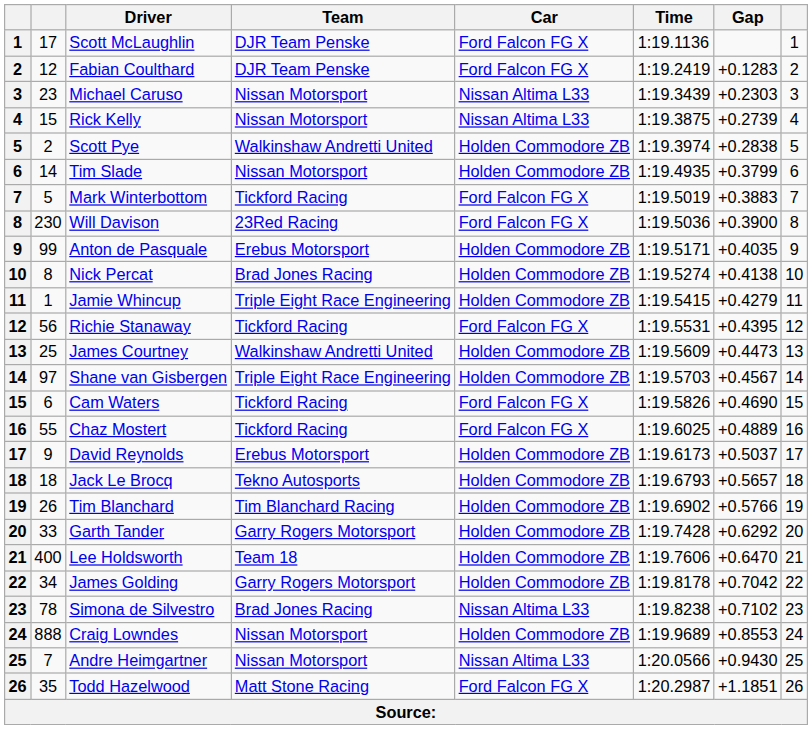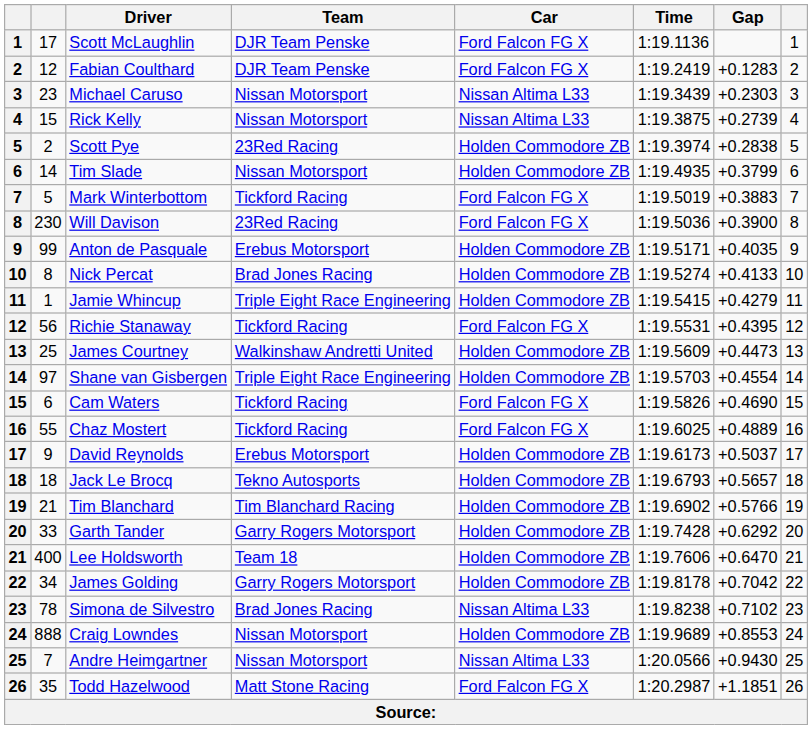(334, 146) Walkinshaw Andretti United -> (287, 146) 23Red Racing
(748, 274) +0.4138 -> (748, 274) +0.4133
(748, 377) +0.4567 -> (748, 377) +0.4554
(48, 506) 26 -> (48, 506) 21
